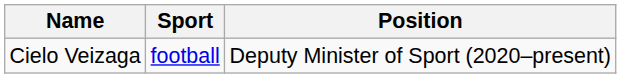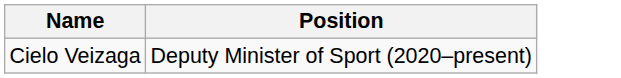- column: (185, 21)
